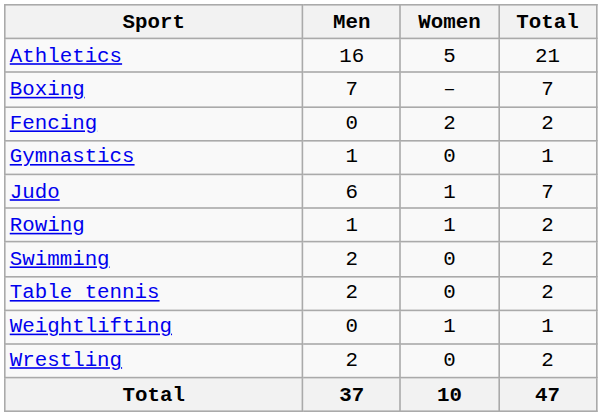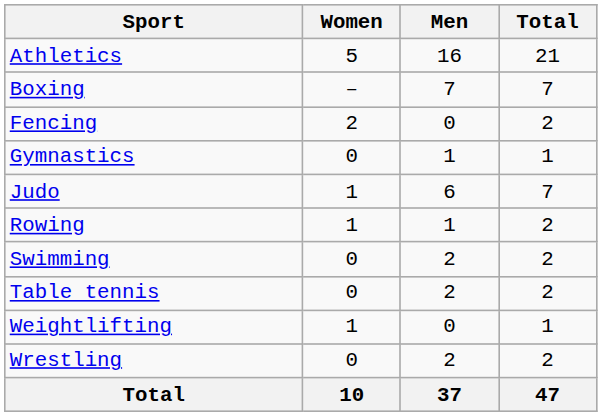columns swapped: (352, 22) <-> (450, 22)
